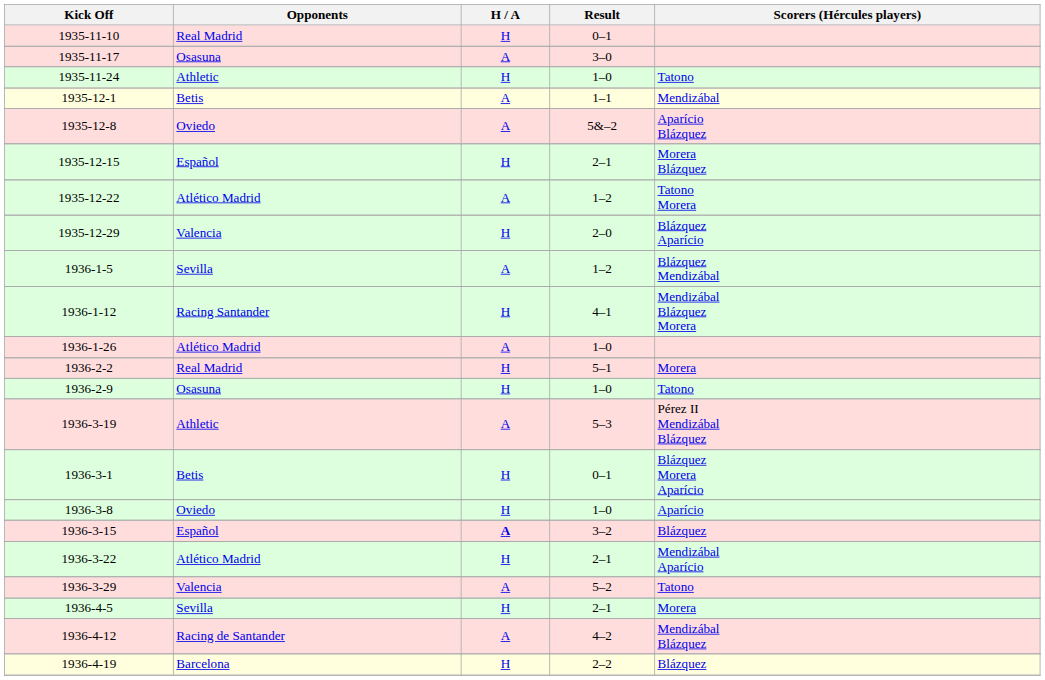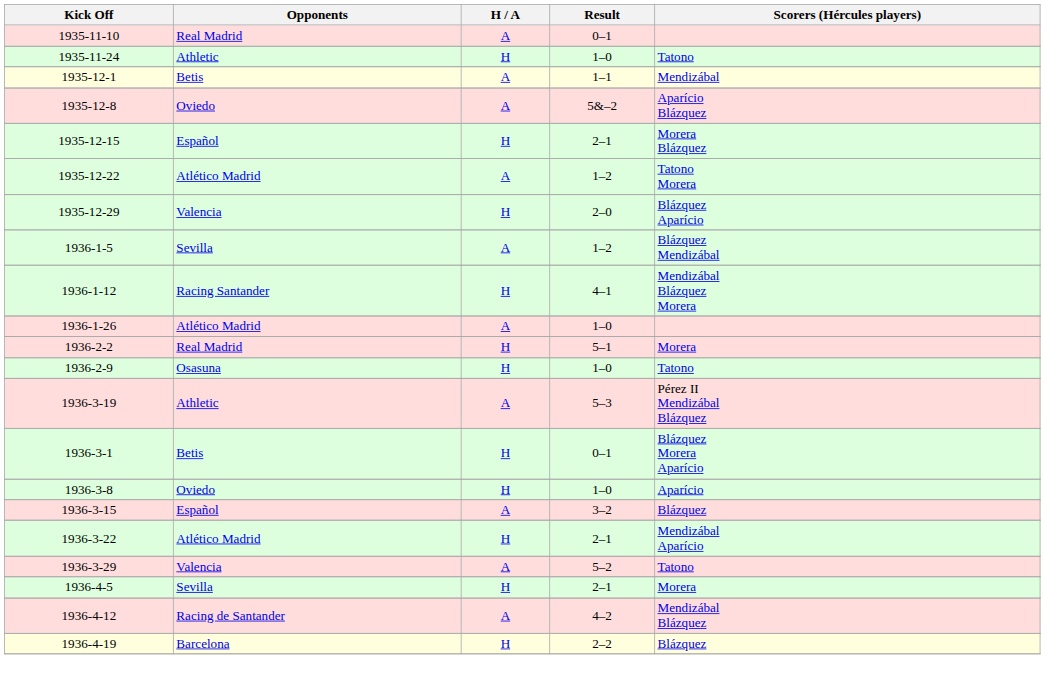(505, 35) H -> (505, 35) A
- row: (89, 56)
(505, 530) bold -> (505, 510) normal
